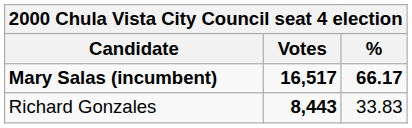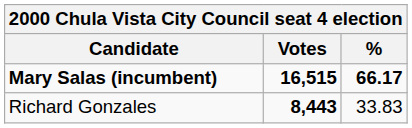(309, 78) 16,517 -> (309, 78) 16,515
